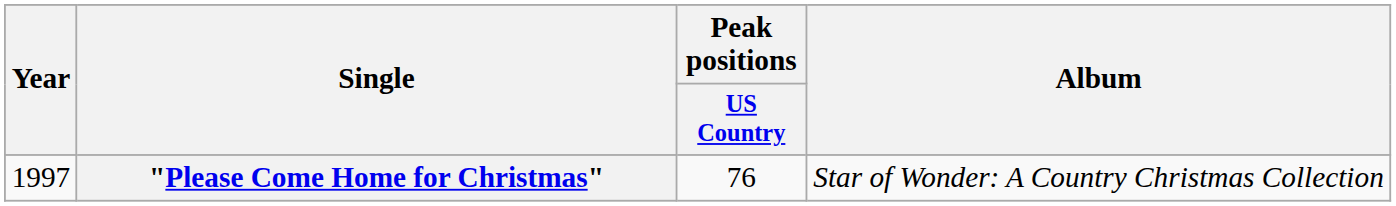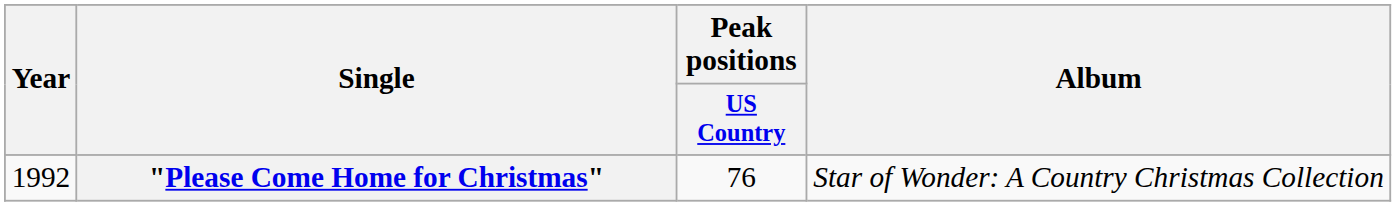(41, 177) 1997 -> (41, 177) 1992
